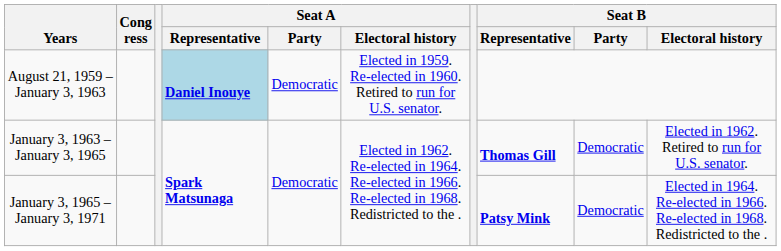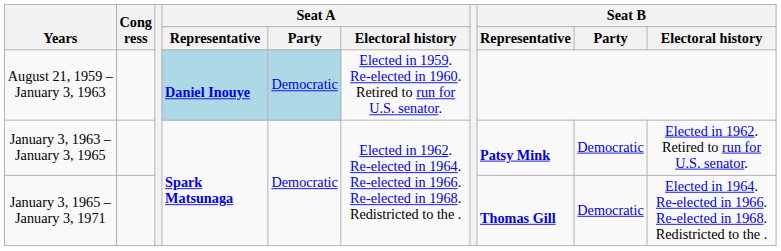(305, 84) no background -> (305, 84) lightblue background
(518, 155) Thomas Gill -> (515, 155) Patsy Mink
(515, 218) Patsy Mink -> (518, 218) Thomas Gill
